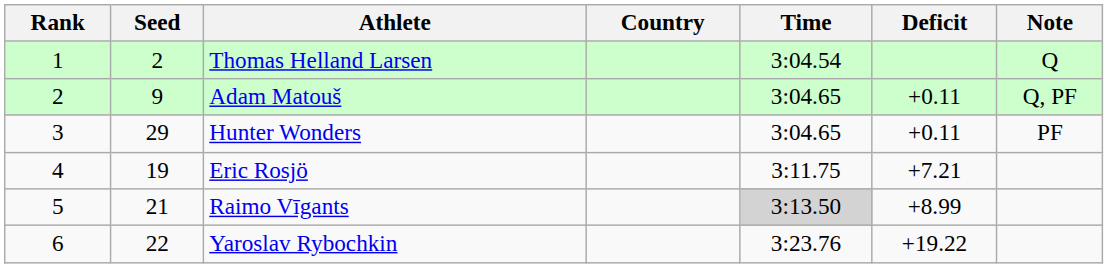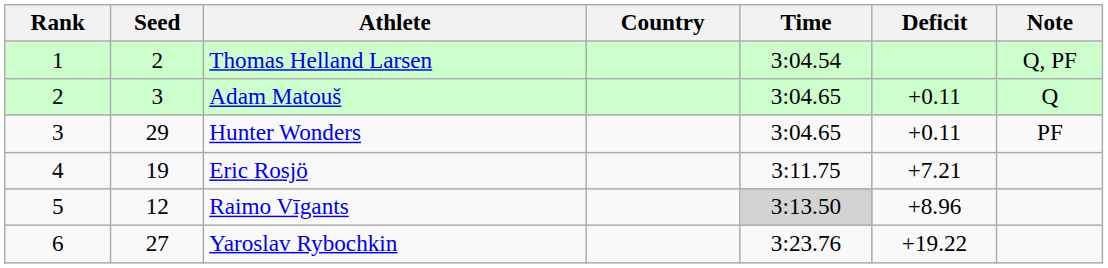(1050, 59) Q -> (1050, 59) Q, PF
(157, 96) 9 -> (157, 96) 3
(1050, 96) Q, PF -> (1050, 96) Q
(157, 206) 21 -> (157, 206) 12
(935, 206) +8.99 -> (935, 206) +8.96
(157, 243) 22 -> (157, 243) 27
